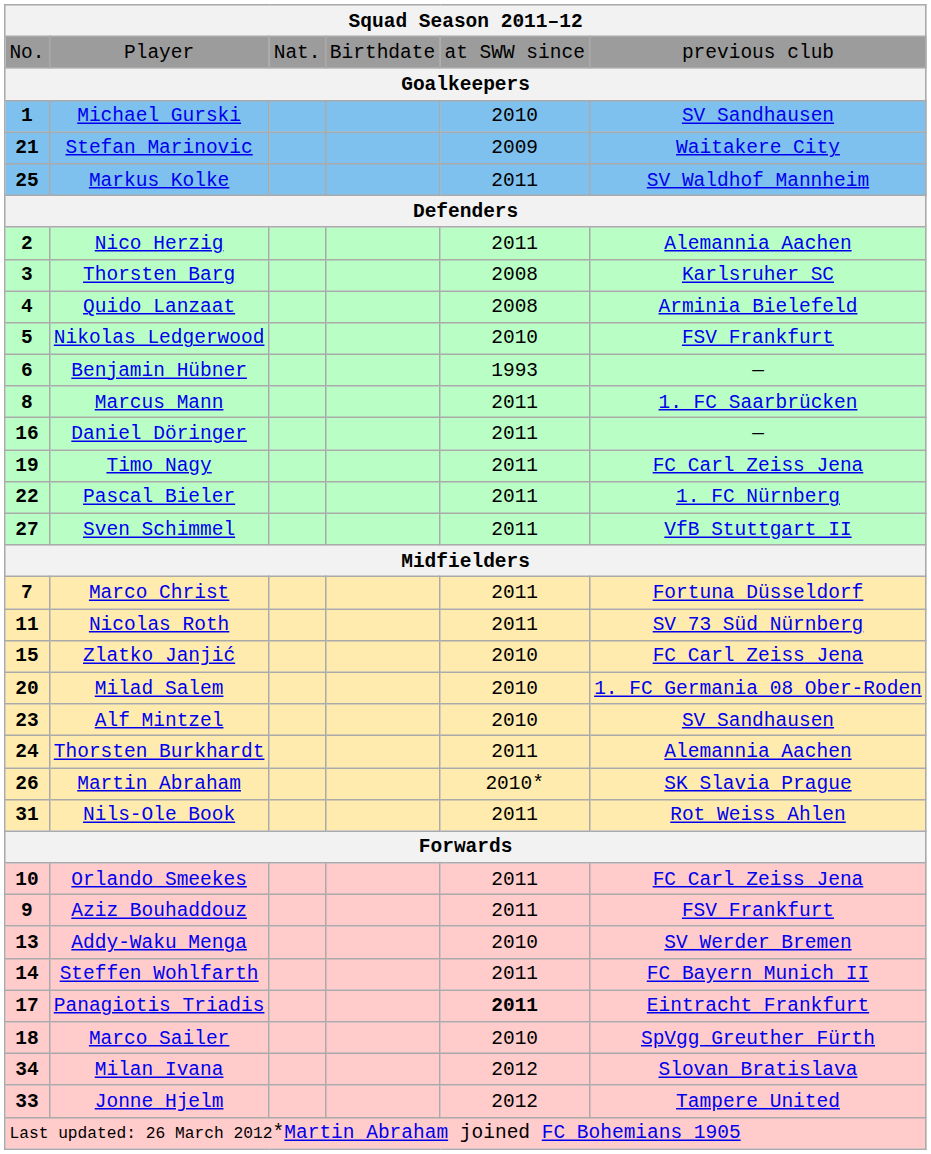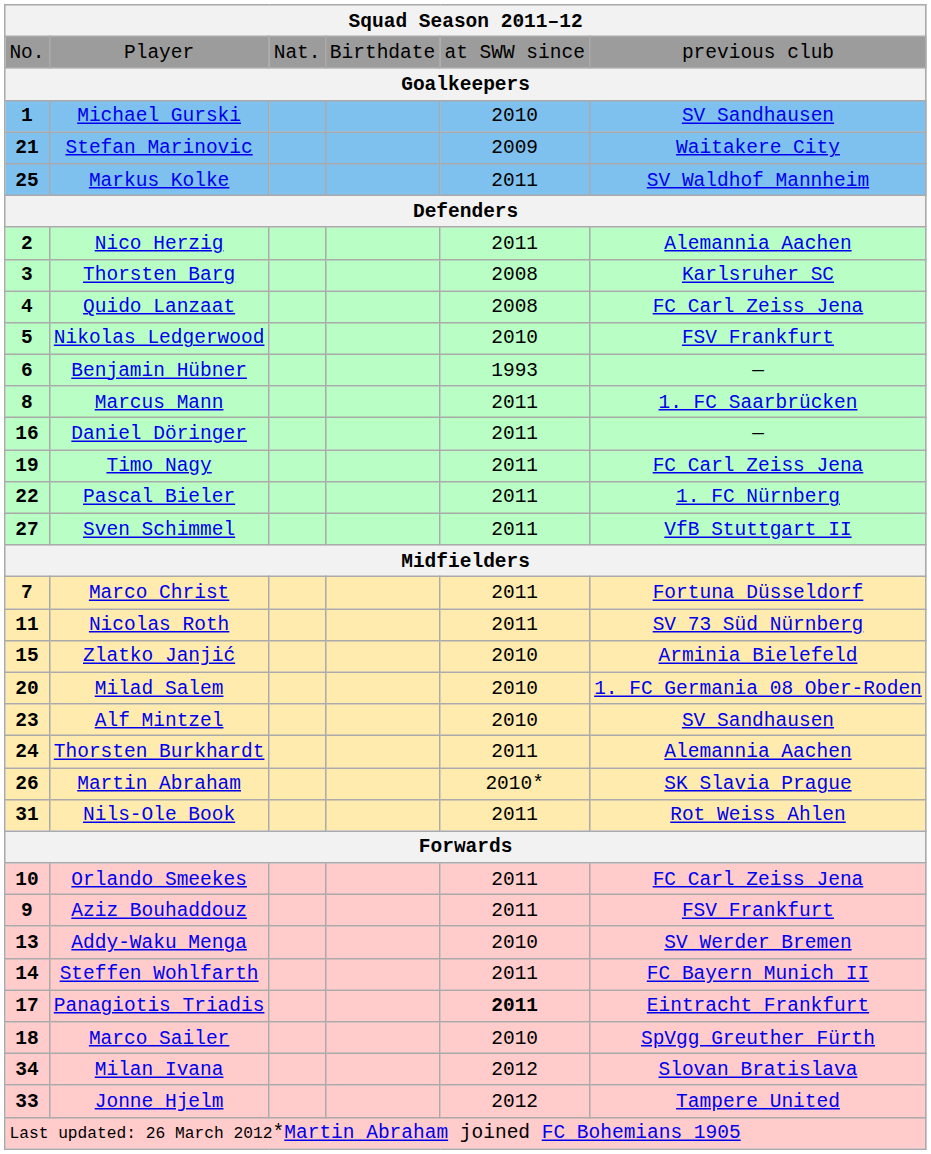(758, 307) Arminia Bielefeld -> (758, 307) FC Carl Zeiss Jena
(758, 656) FC Carl Zeiss Jena -> (758, 656) Arminia Bielefeld
